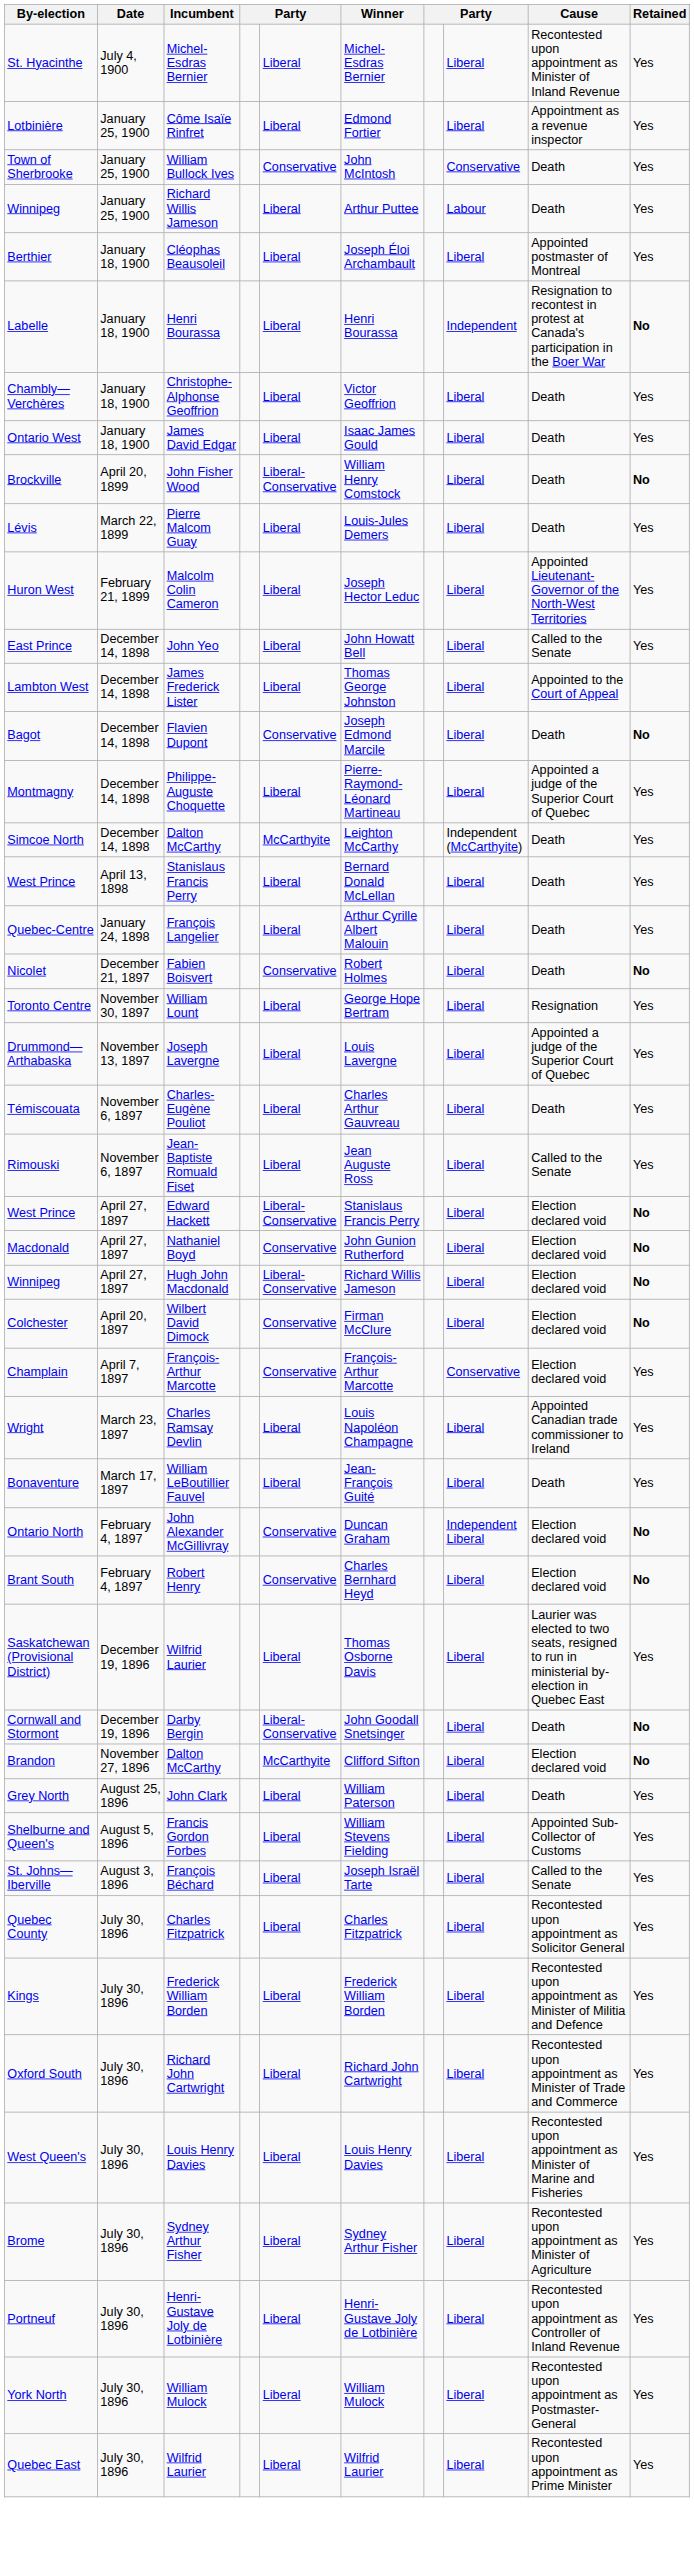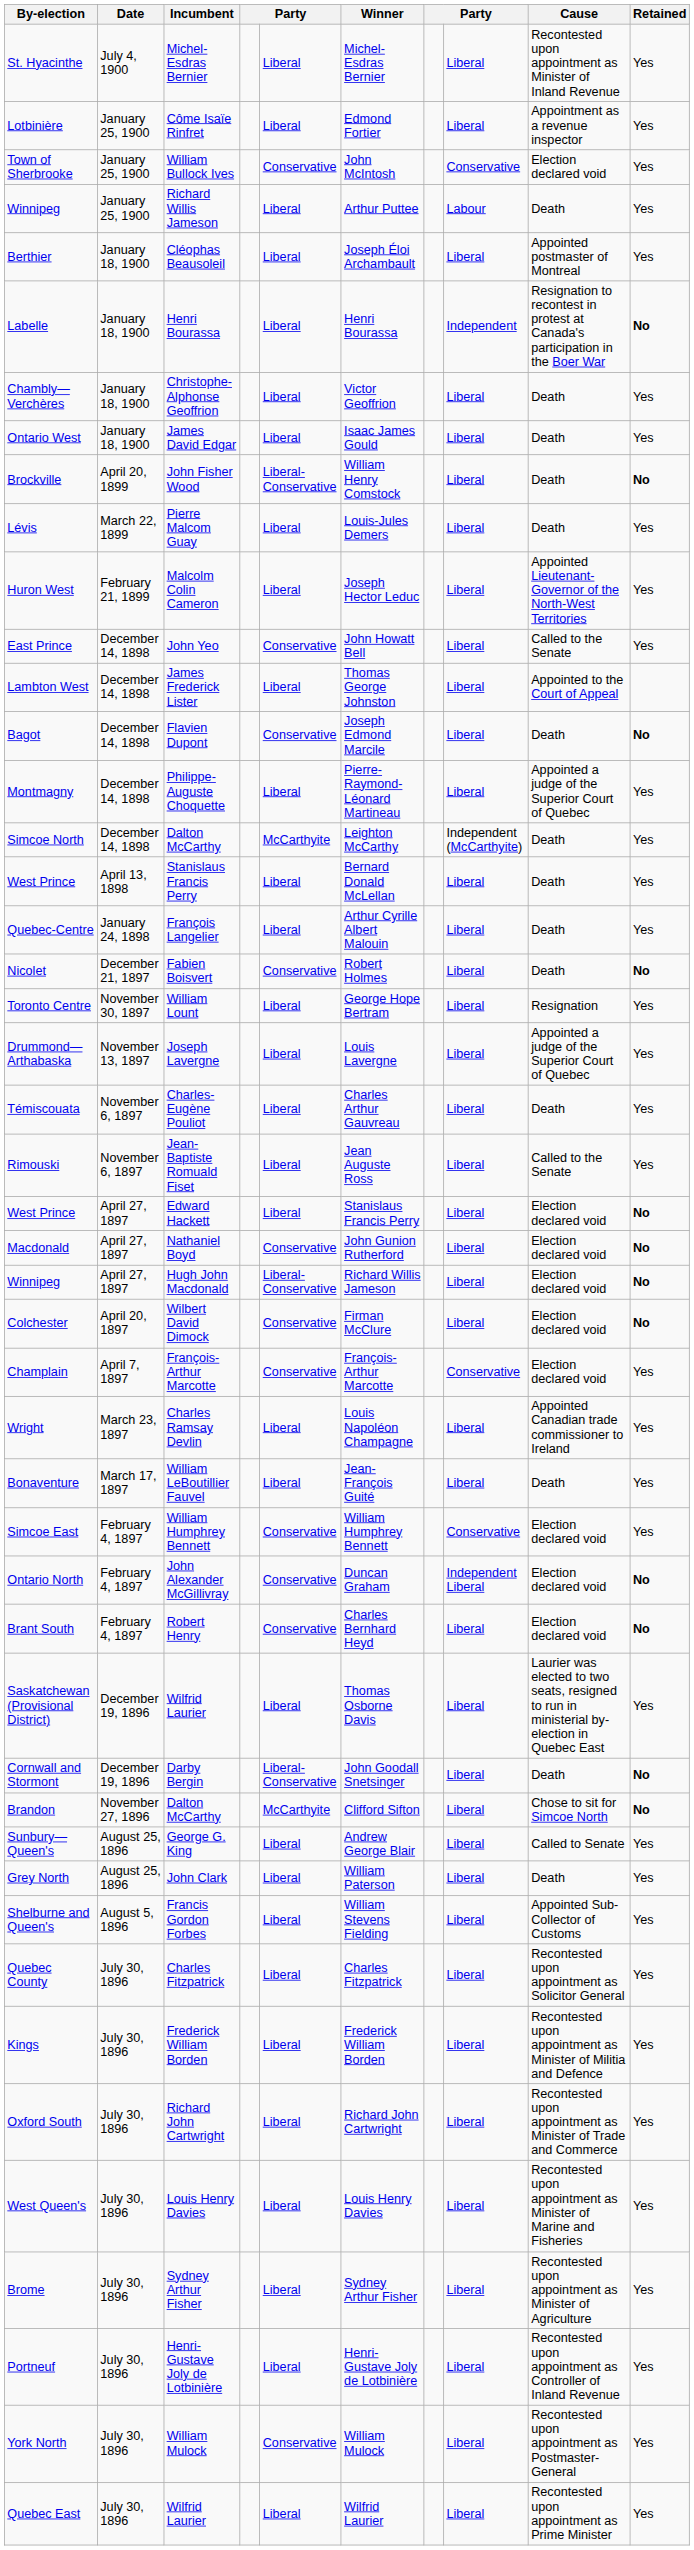(548, 167) Death -> (569, 167) Election declared void
(282, 646) Liberal -> (300, 646) Conservative
(300, 1213) Liberal-Conservative -> (282, 1213) Liberal
+ row: (43, 1531)
(569, 1761) Election declared void -> (574, 1809) Chose to sit for Simcoe North
+ row: (37, 1844)
- row: (40, 1878)
(282, 2395) Liberal -> (300, 2443) Conservative
